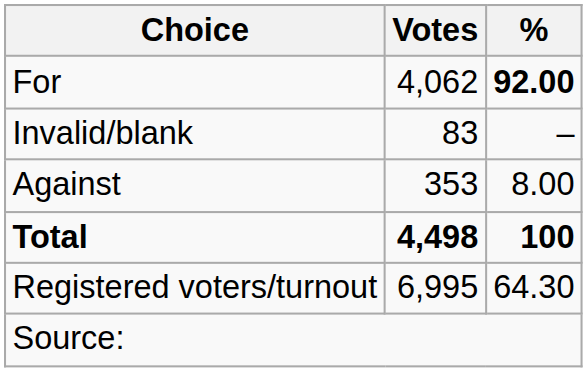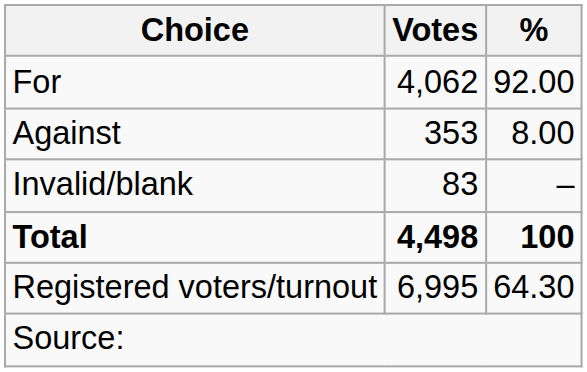(534, 81) bold -> (534, 81) normal
rows swapped: (67, 184) <-> (103, 133)
